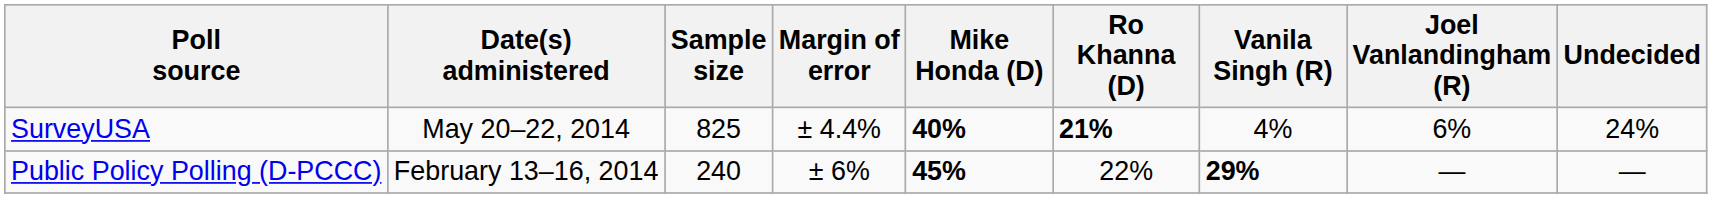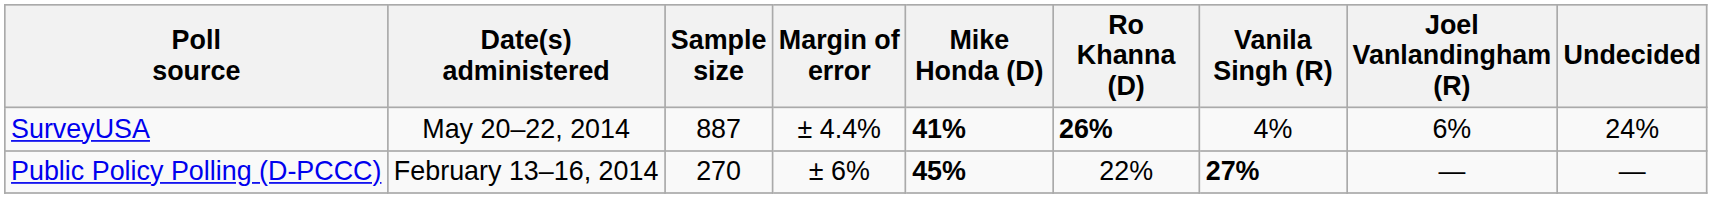(719, 128) 825 -> (719, 128) 887
(939, 128) 40% -> (939, 128) 41%
(1086, 128) 21% -> (1086, 128) 26%
(719, 171) 240 -> (719, 171) 270
(1233, 171) 29% -> (1233, 171) 27%
